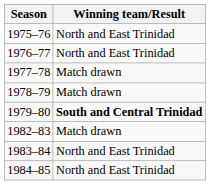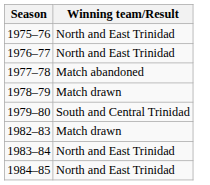(89, 72) Match drawn -> (100, 72) Match abandoned
(129, 111) bold -> (123, 111) normal
